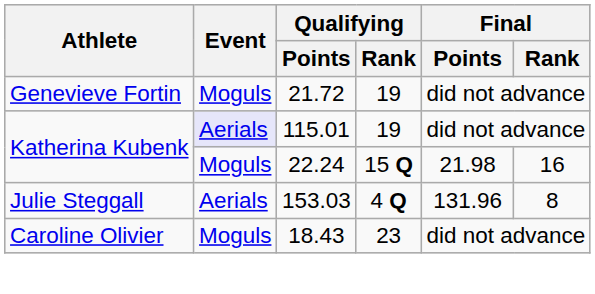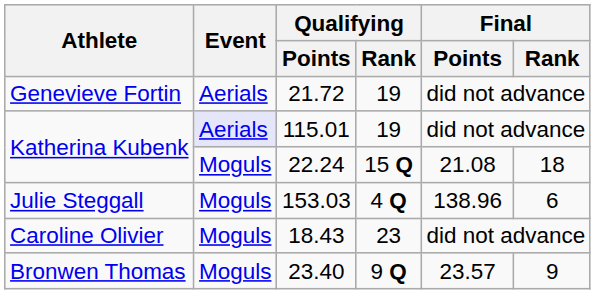(235, 94) Moguls -> (233, 94) Aerials
(468, 165) 21.98 -> (468, 165) 21.08
(552, 165) 16 -> (552, 165) 18
(233, 200) Aerials -> (235, 200) Moguls
(468, 200) 131.96 -> (468, 200) 138.96
(552, 200) 8 -> (552, 200) 6
+ row: (316, 271)
